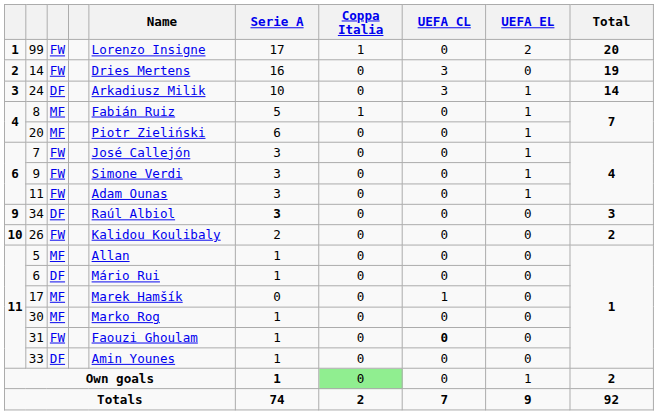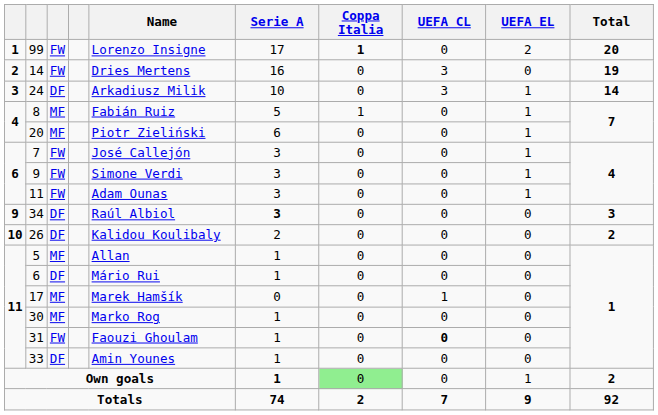(361, 50) normal -> (361, 50) bold
(57, 235) FW -> (57, 235) DF
